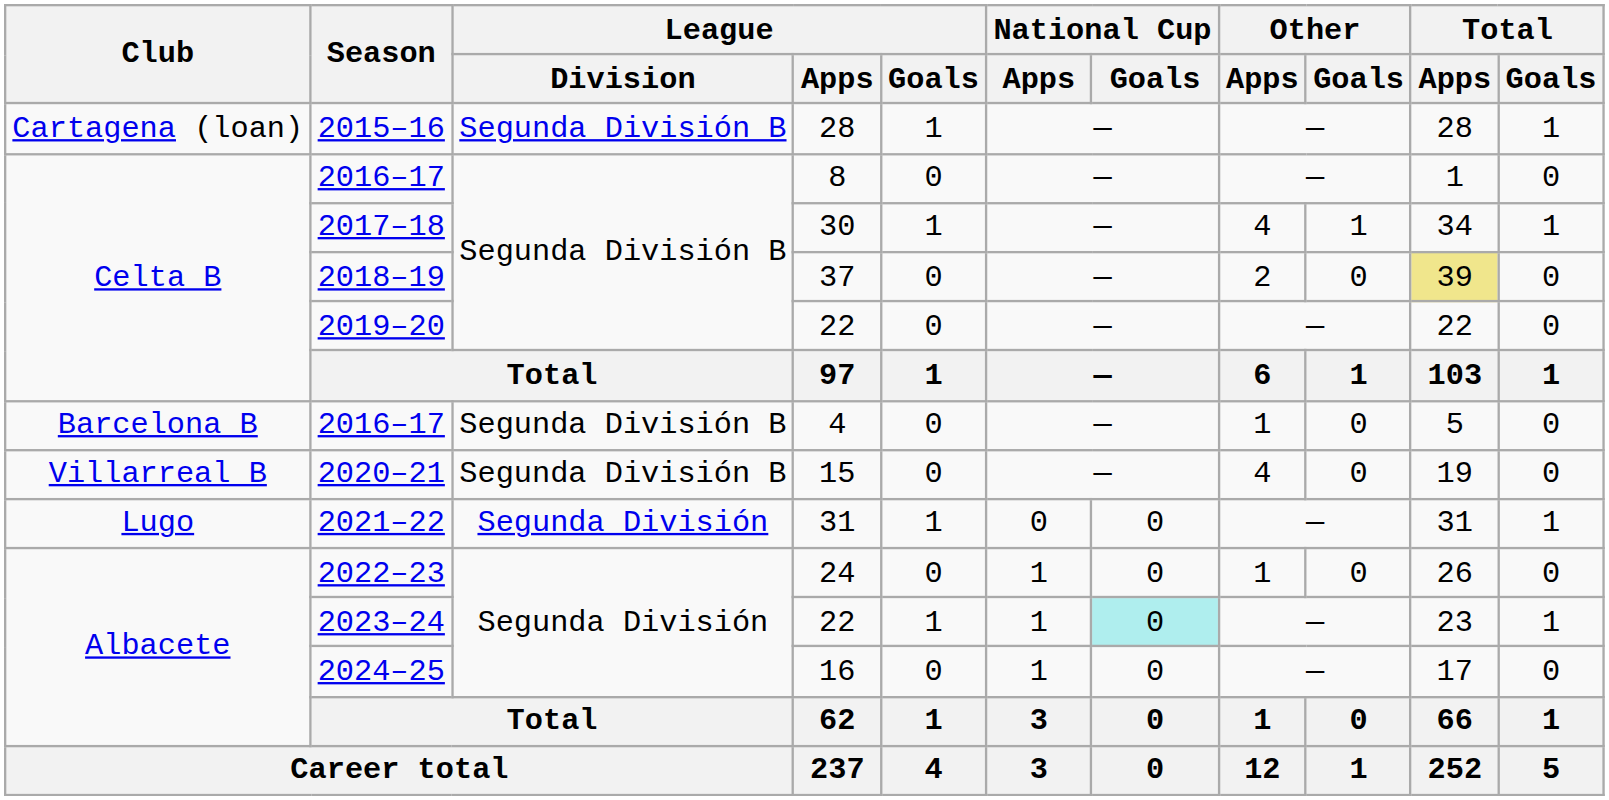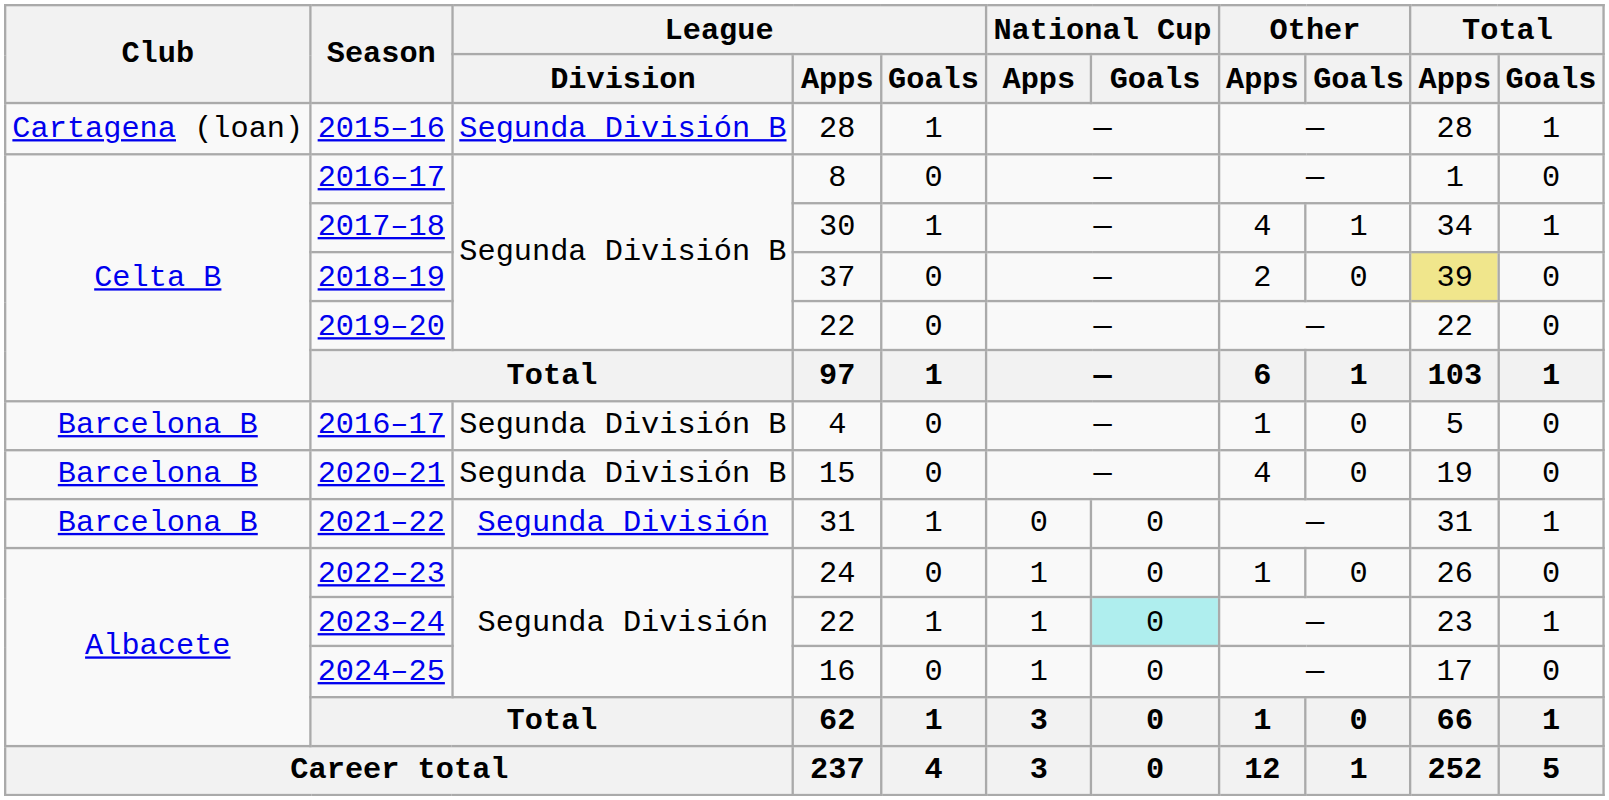(158, 474) Villarreal B -> (158, 474) Barcelona B
(158, 524) Lugo -> (158, 524) Barcelona B
